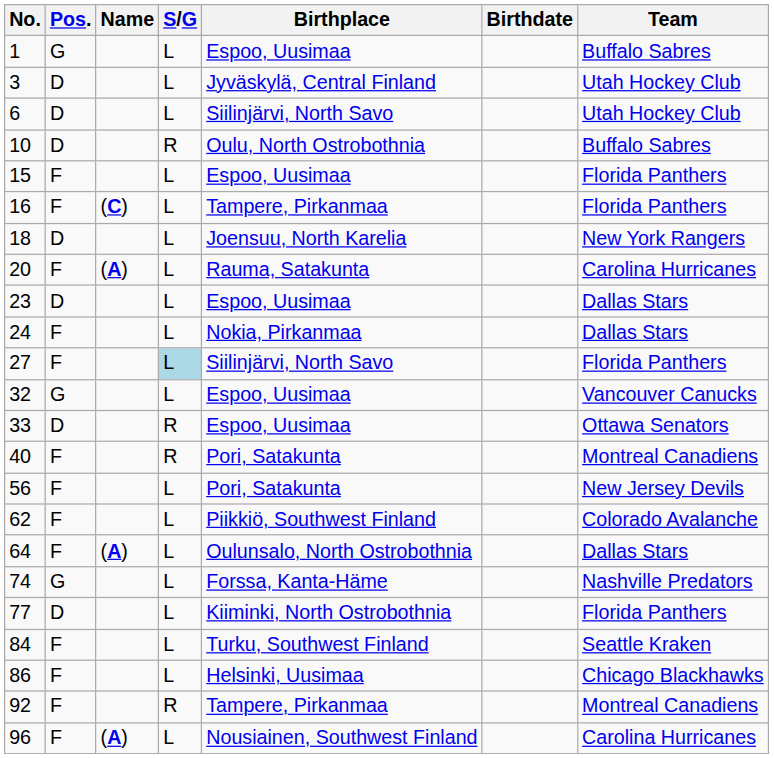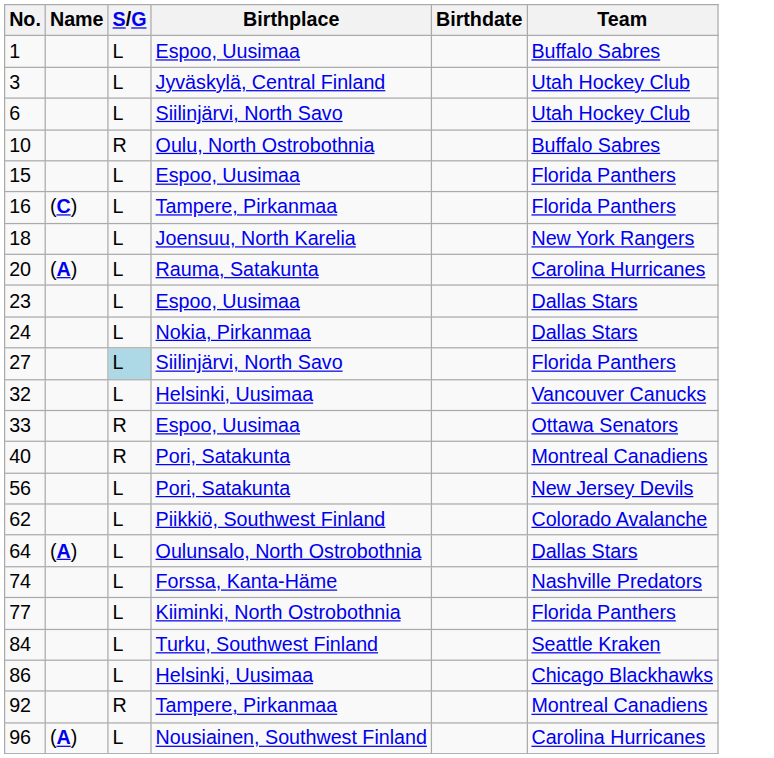- column: (71, 20)
(278, 394) Espoo, Uusimaa -> (234, 394) Helsinki, Uusimaa
